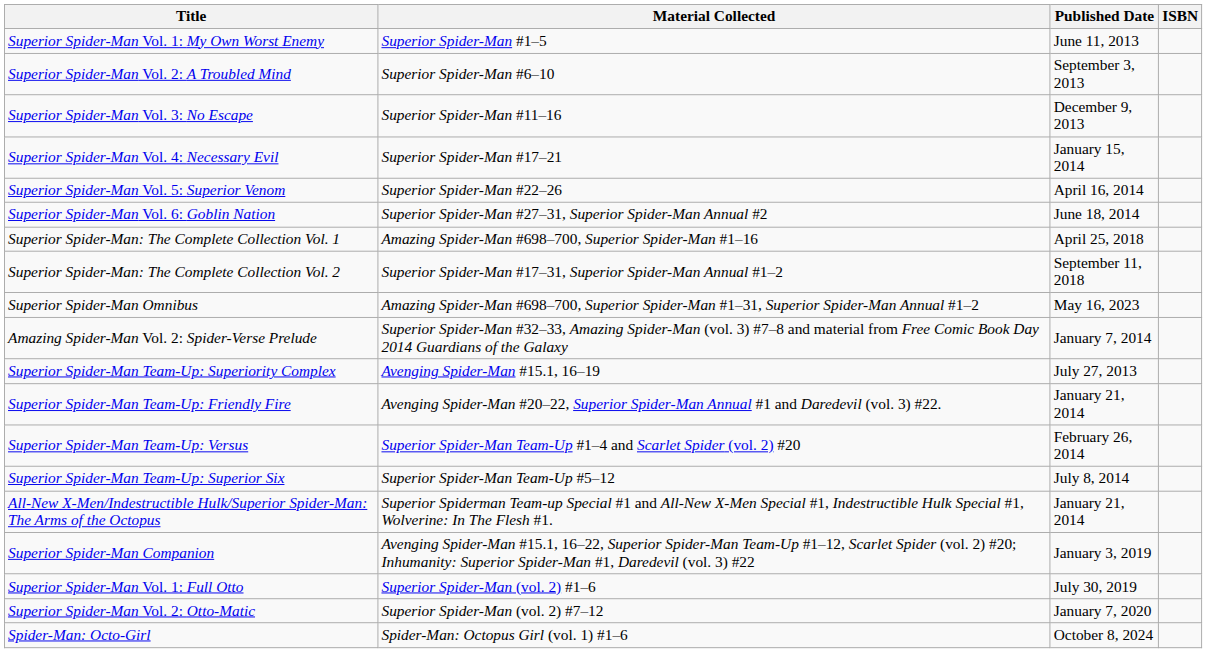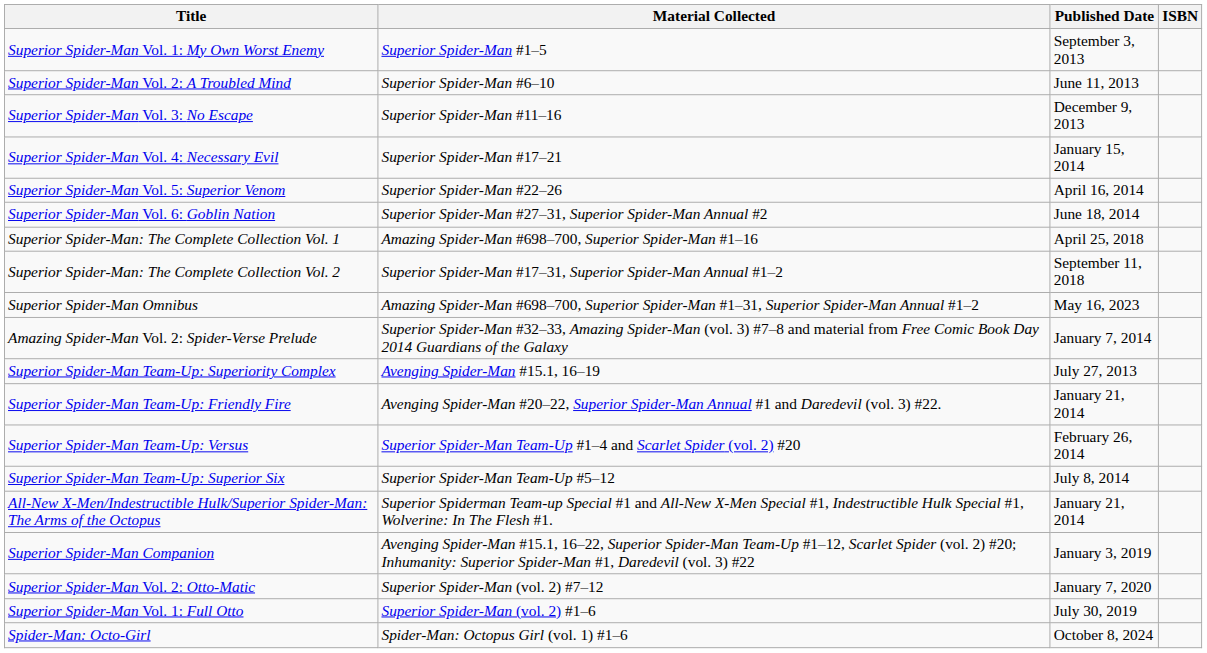(1096, 41) June 11, 2013 -> (1094, 49) September 3, 2013
(1094, 74) September 3, 2013 -> (1096, 82) June 11, 2013
rows swapped: (126, 586) <-> (132, 610)
